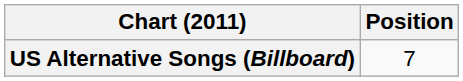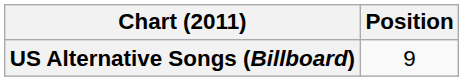(410, 57) 7 -> (410, 57) 9
